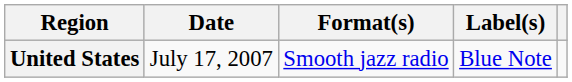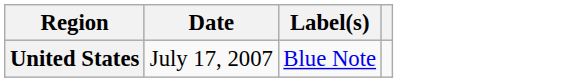- column: (366, 22)
